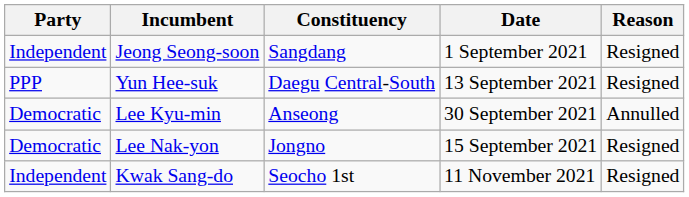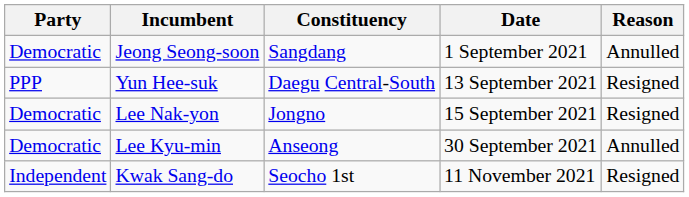(58, 51) Independent -> (55, 51) Democratic
(643, 51) Resigned -> (643, 51) Annulled
rows swapped: (167, 144) <-> (168, 113)
